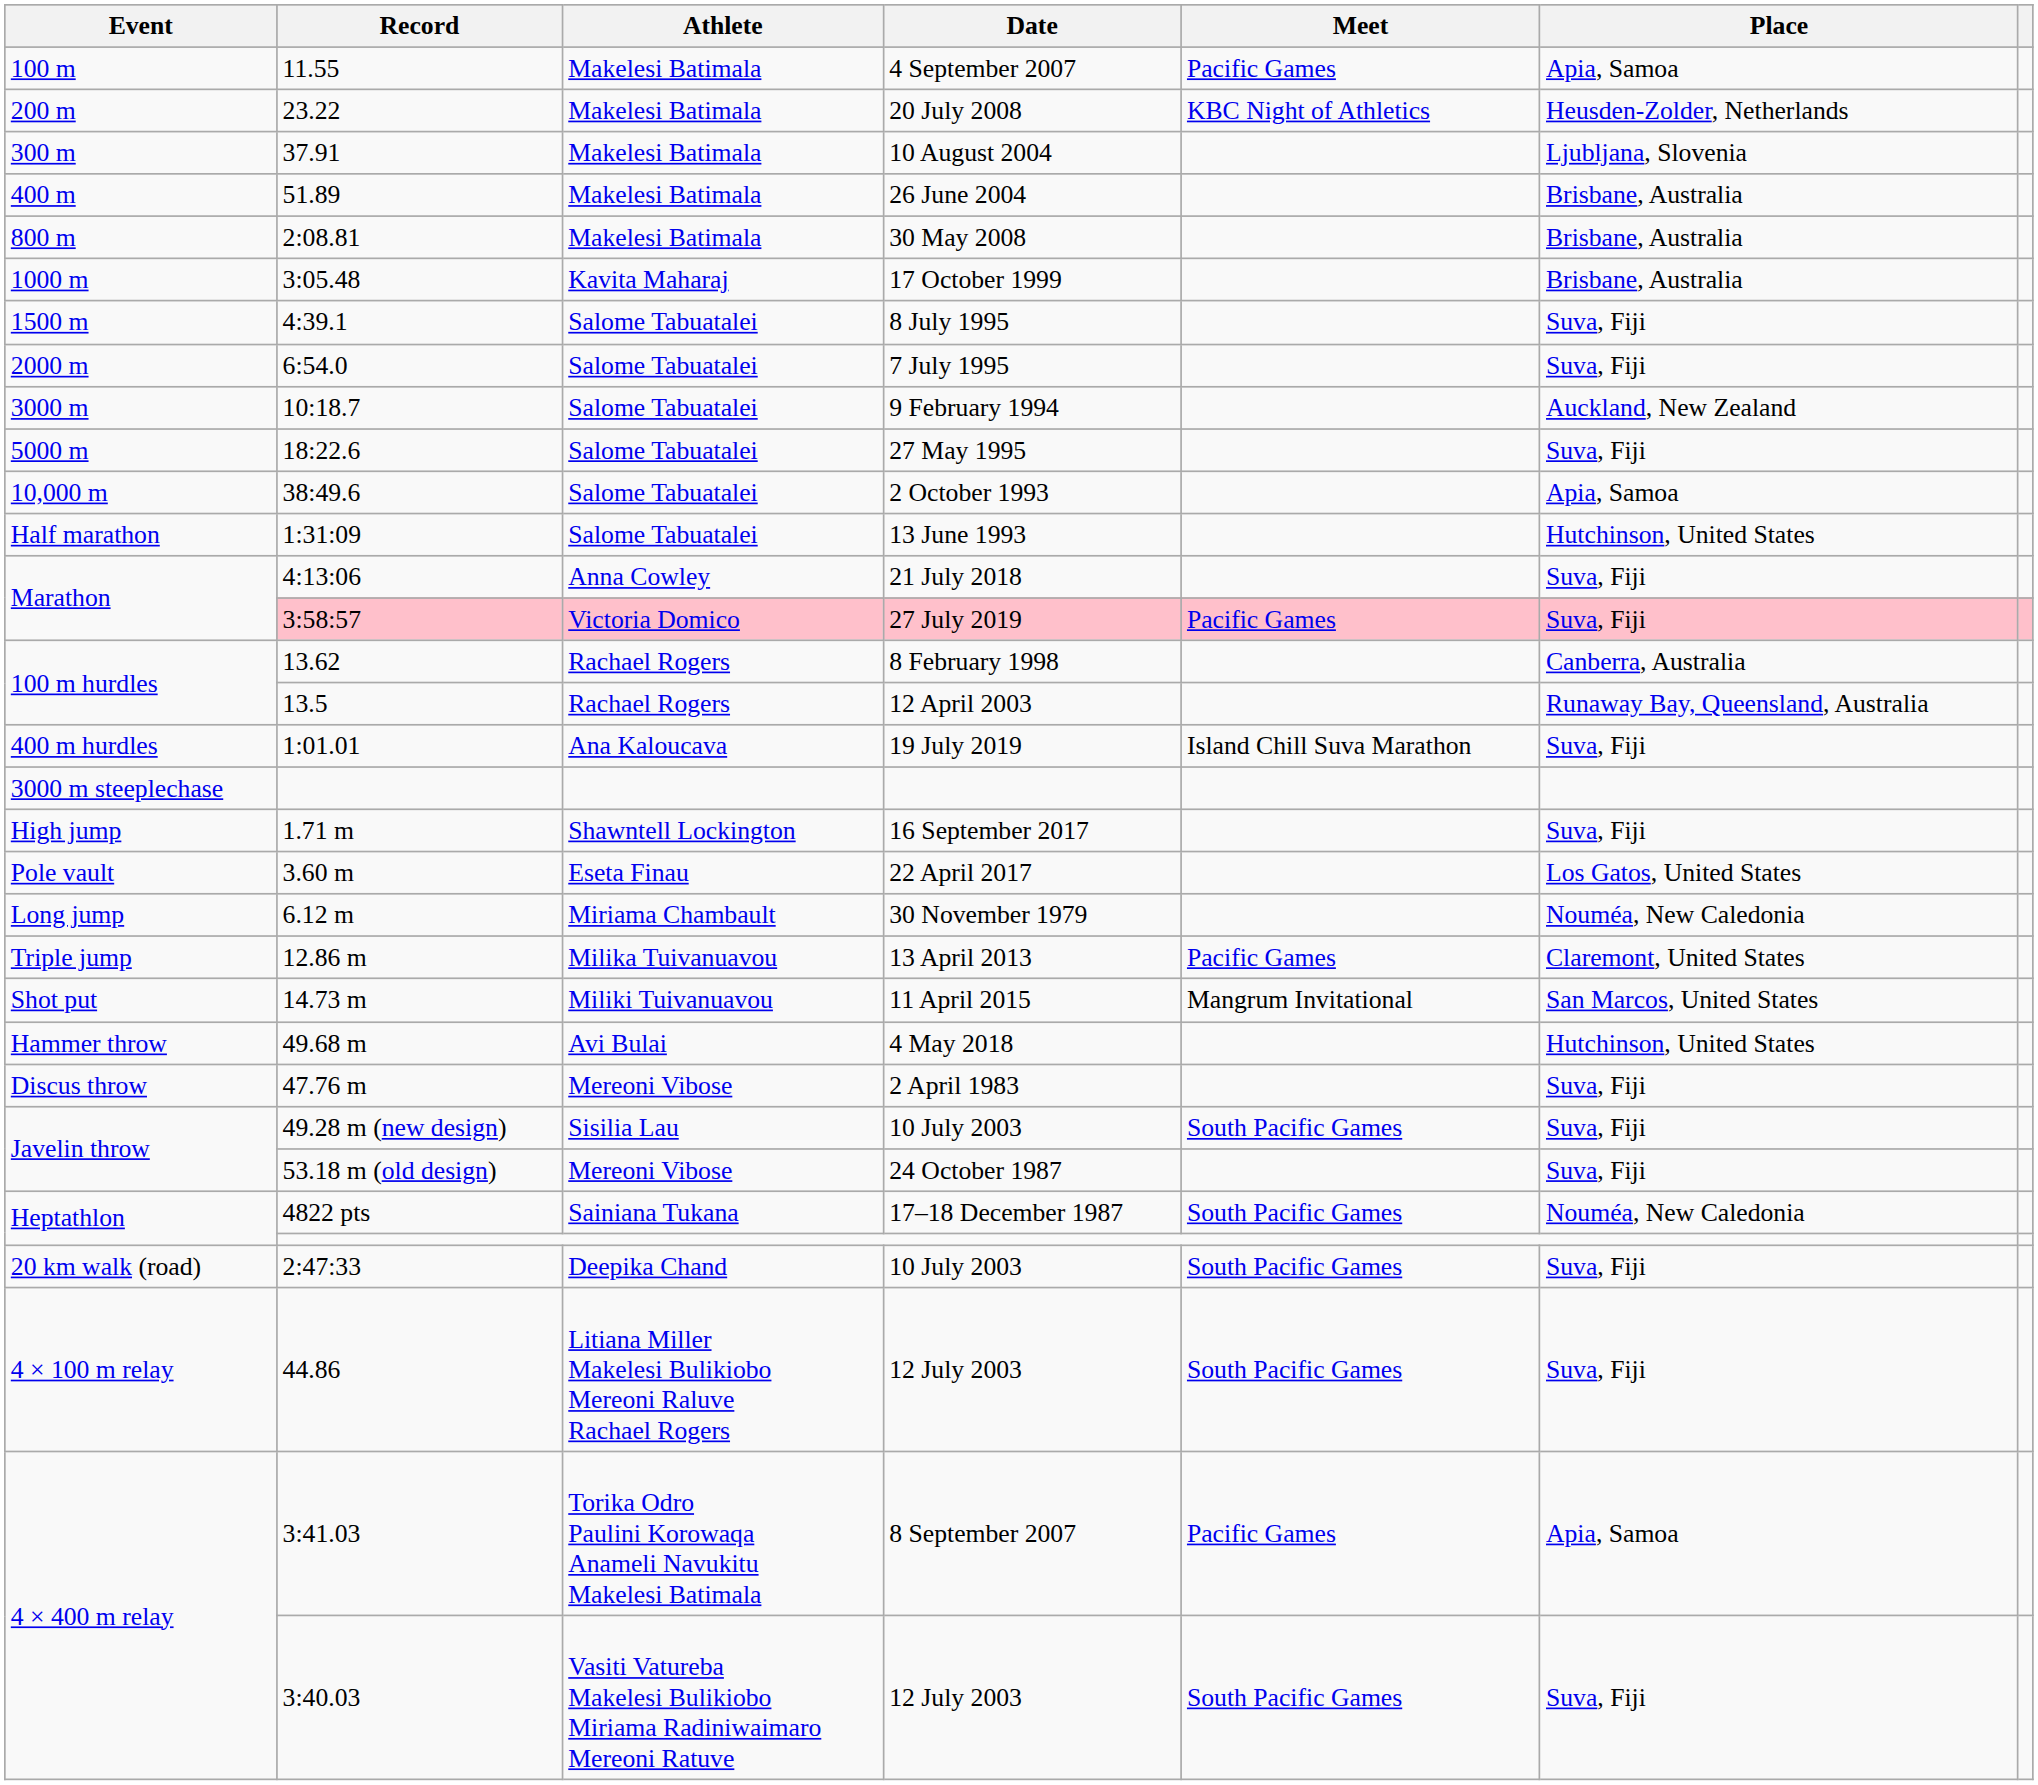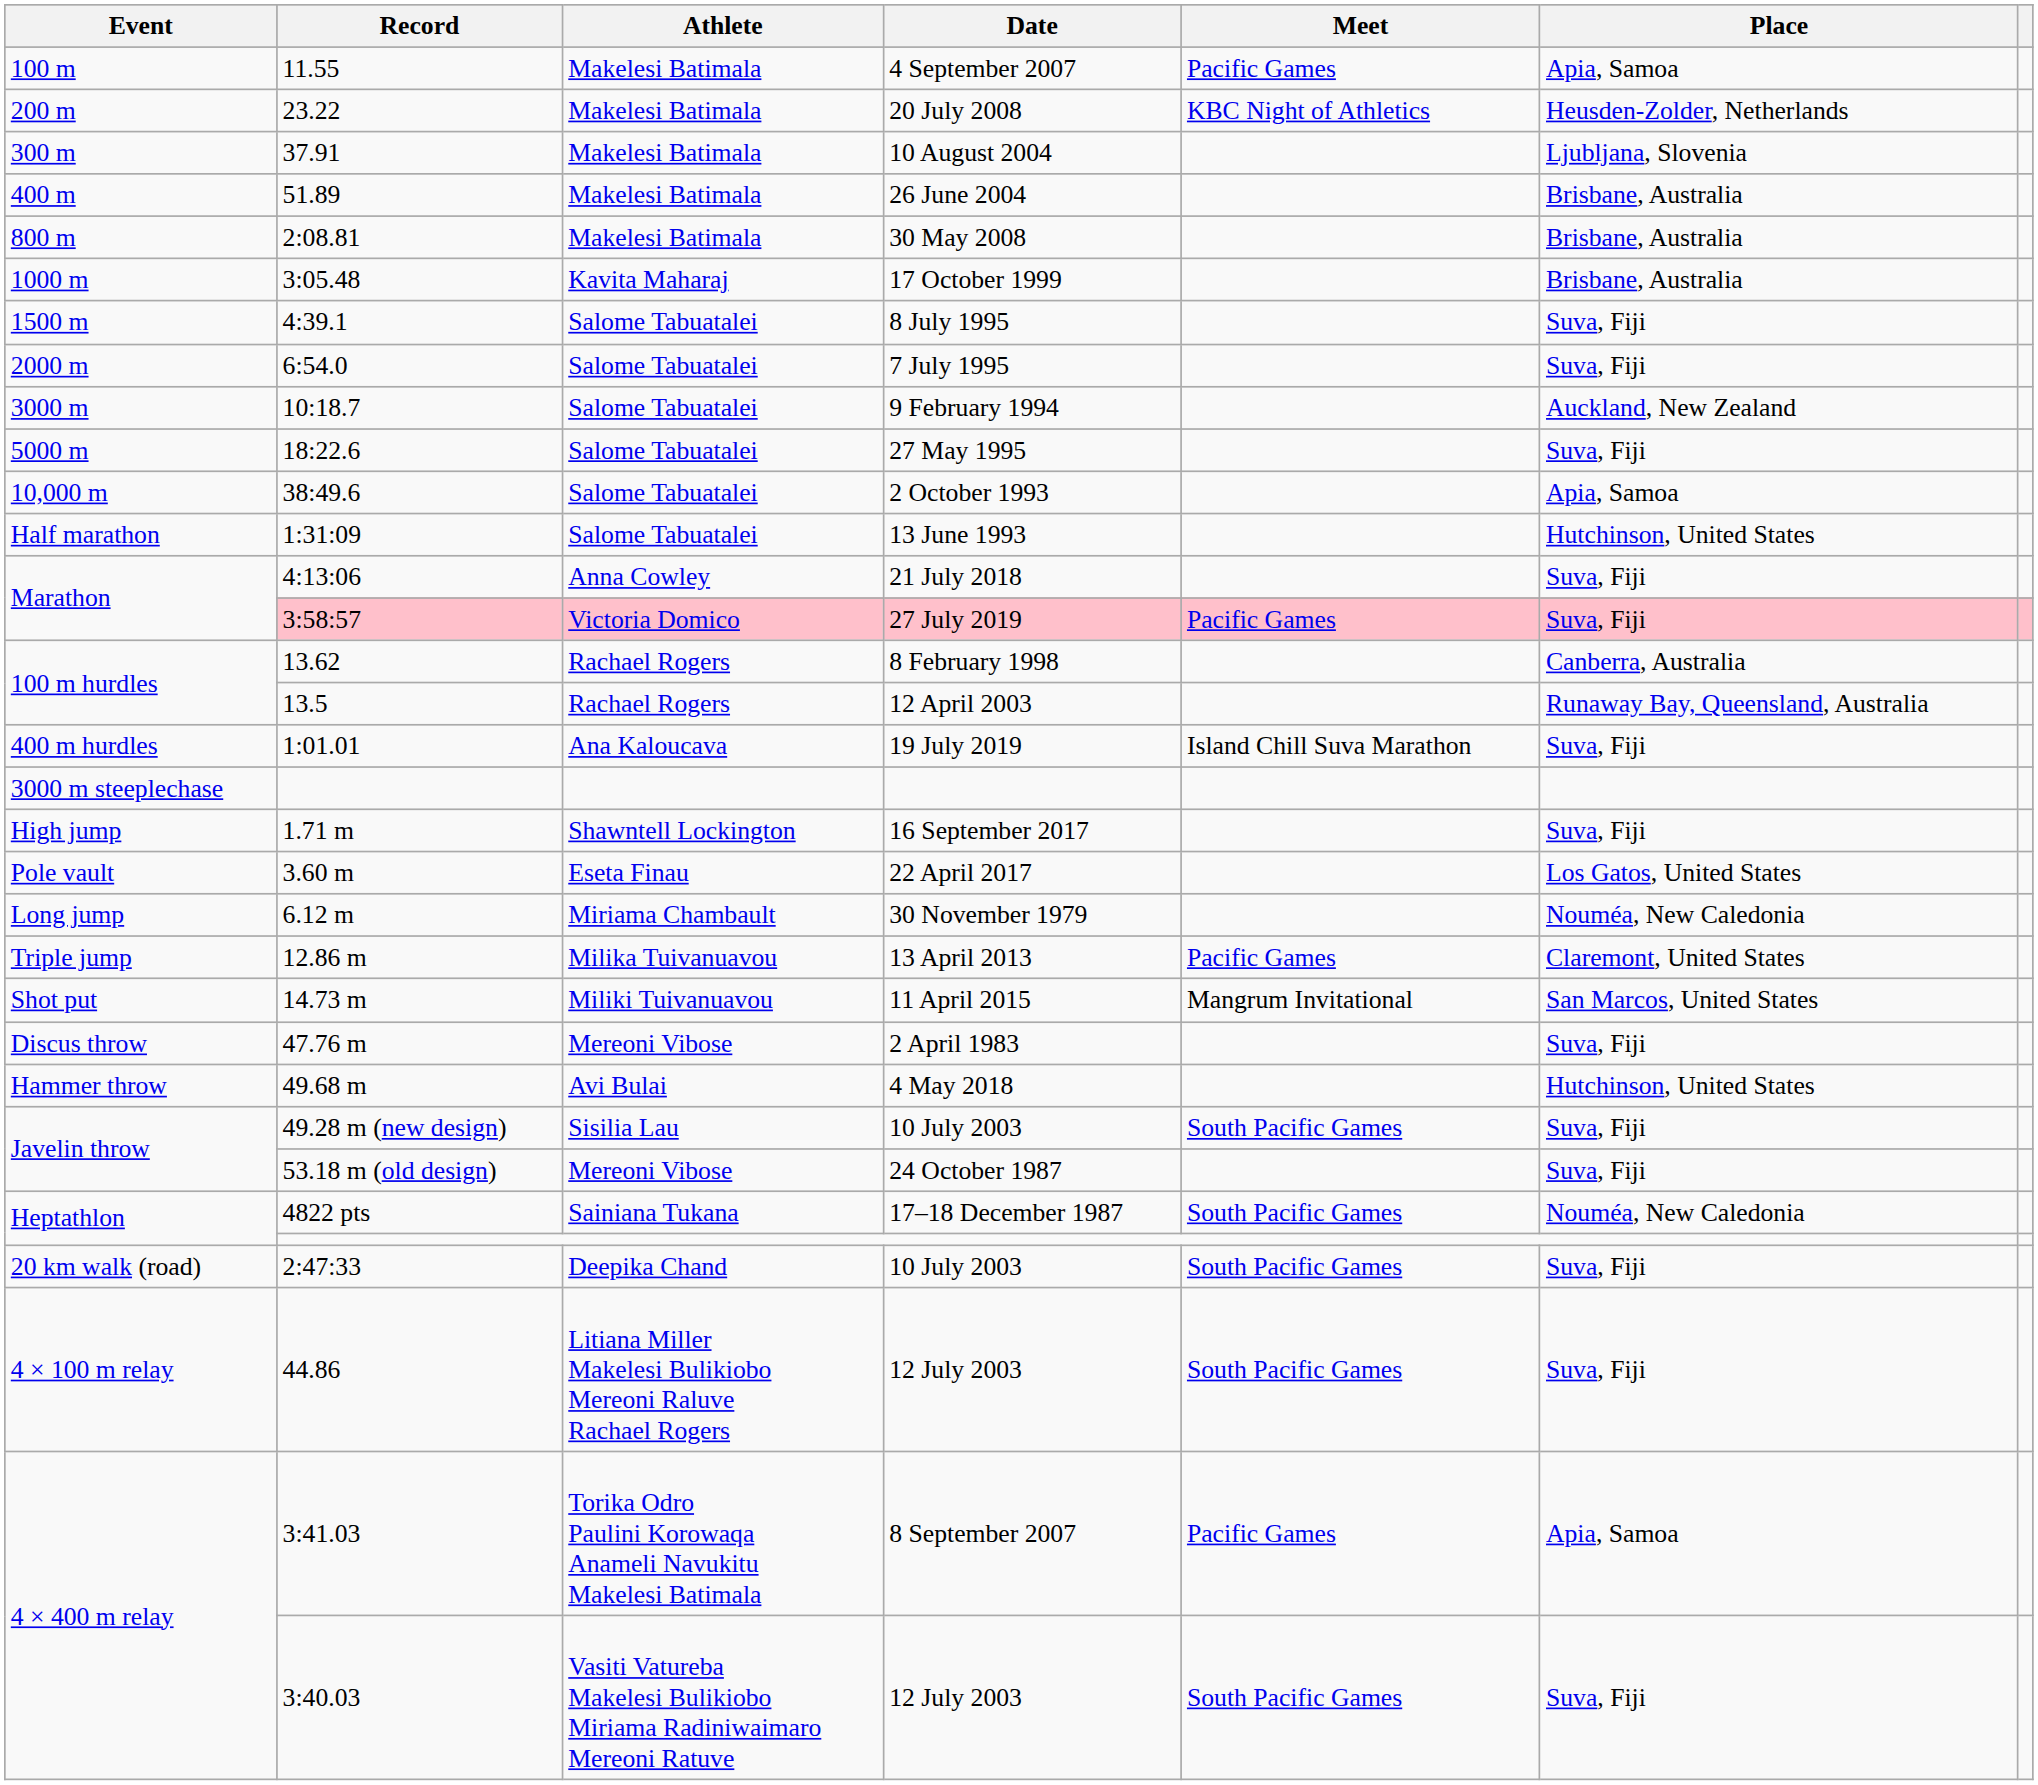rows swapped: (79, 1084) <-> (89, 1042)
